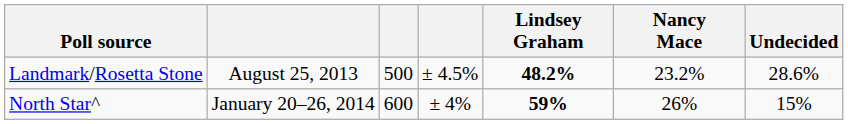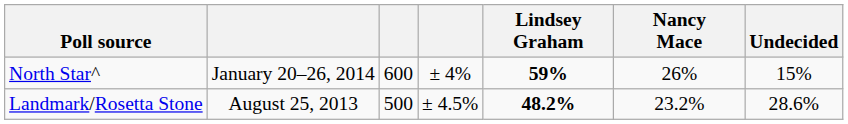rows swapped: (106, 72) <-> (55, 103)
